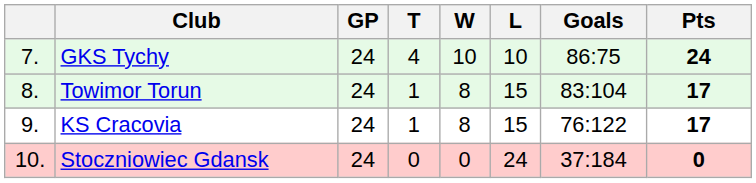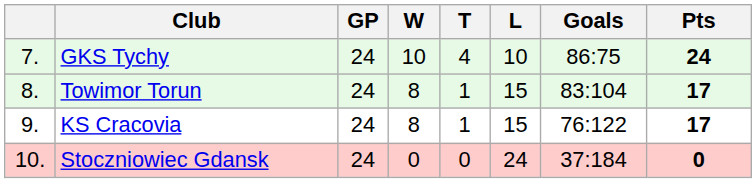columns swapped: (465, 21) <-> (414, 21)
